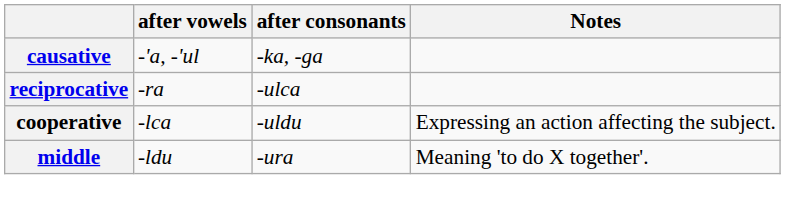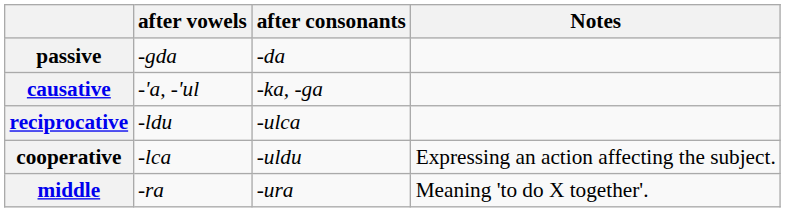+ row: (69, 55)
(151, 88) -ra -> (155, 122) -ldu
(155, 156) -ldu -> (151, 190) -ra
